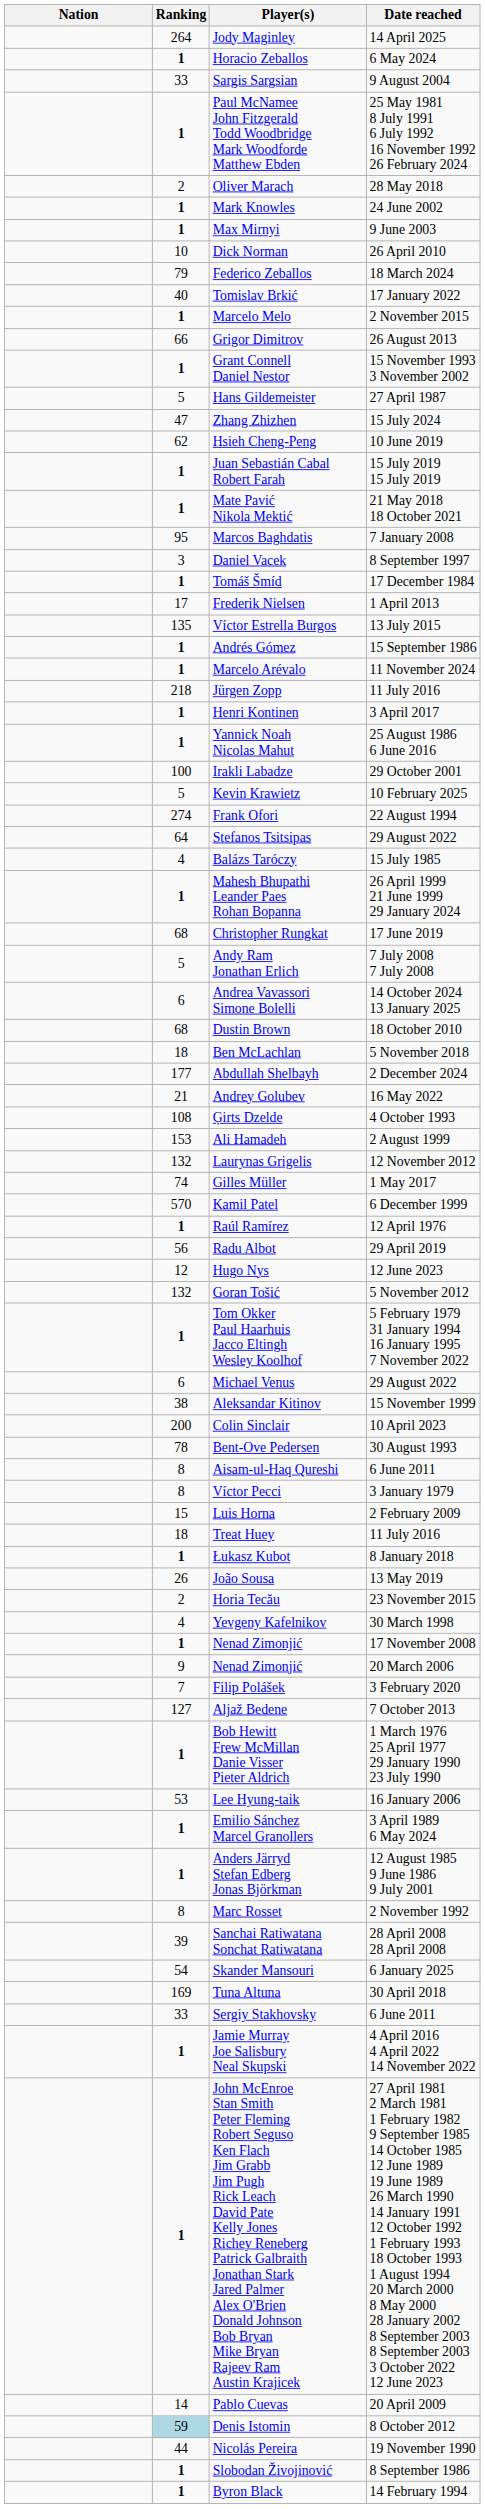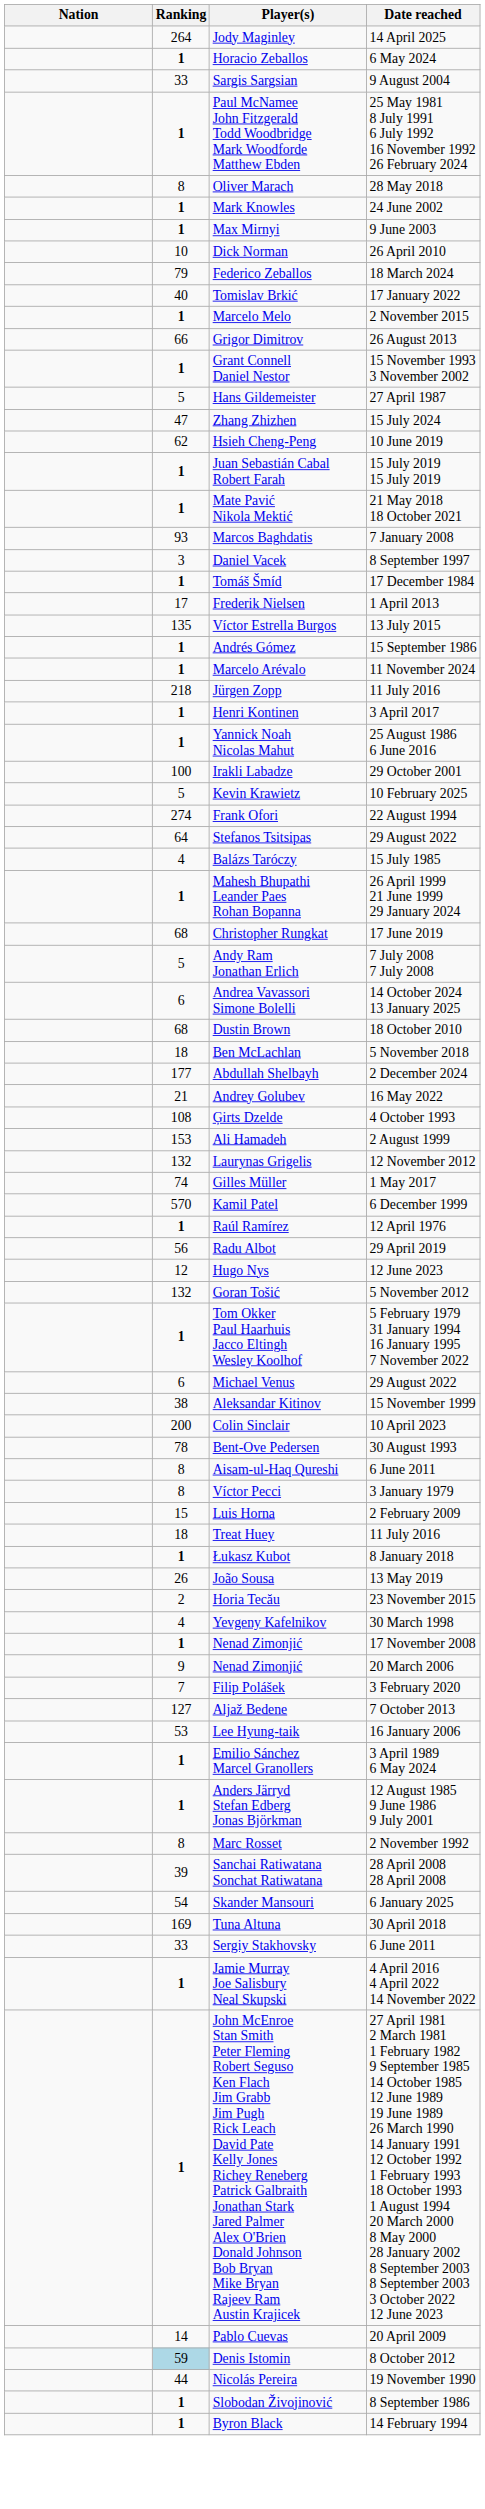(181, 186) 2 -> (181, 186) 8
(181, 538) 95 -> (181, 538) 93
- row: (256, 1754)
